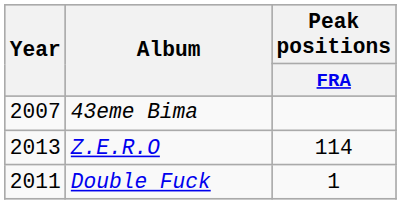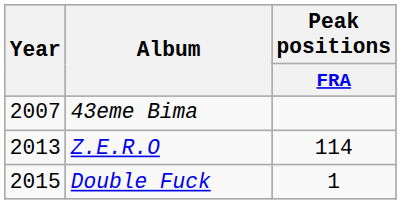(35, 182) 2011 -> (35, 182) 2015
